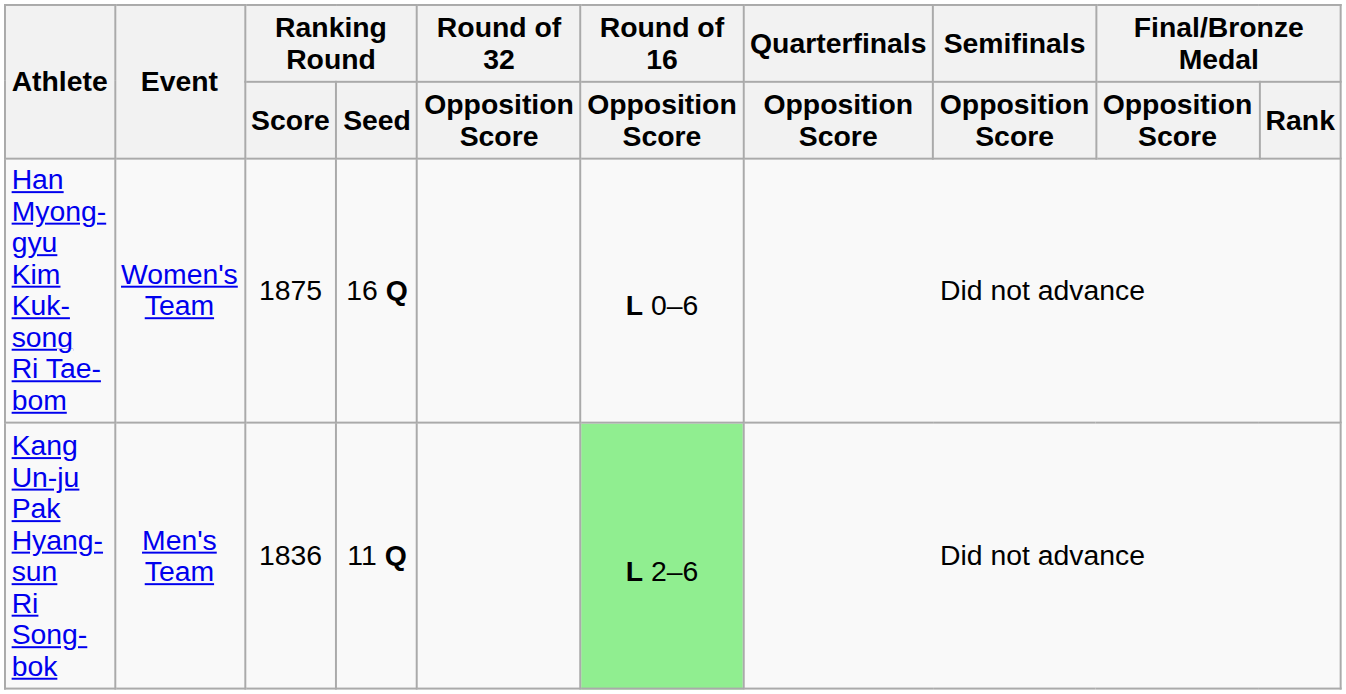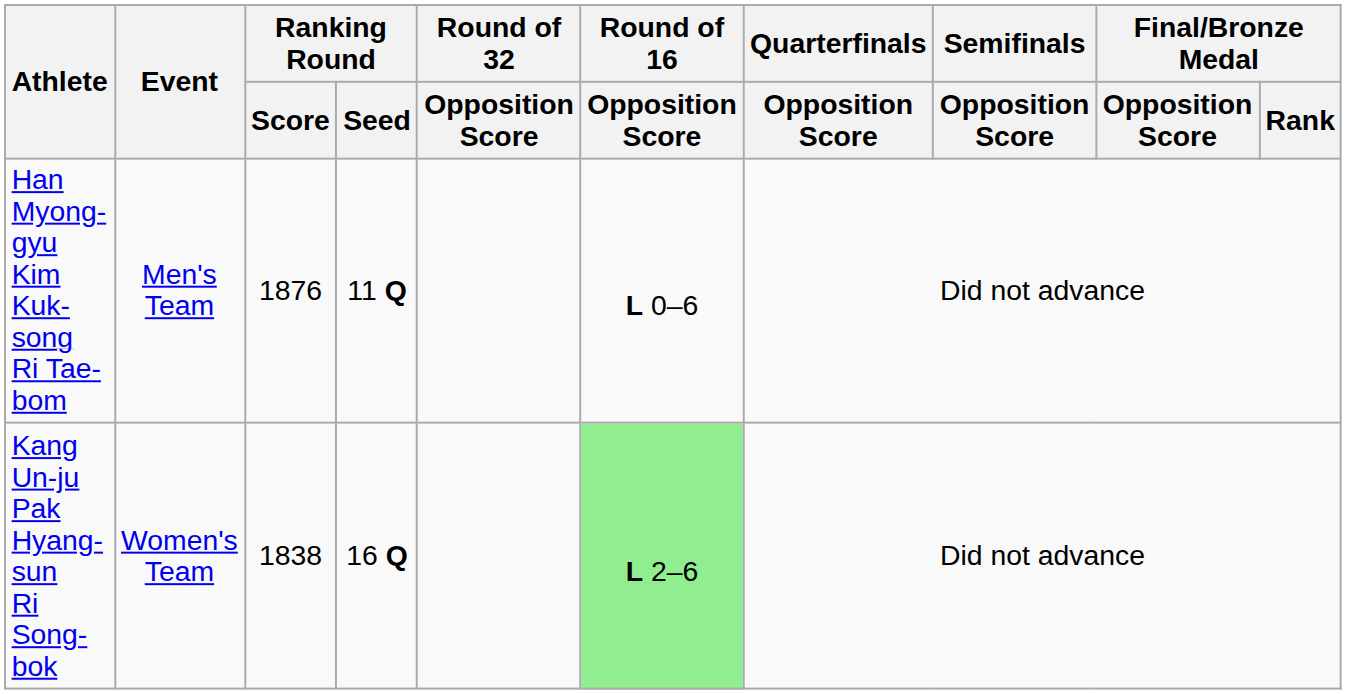(179, 291) Women's Team -> (179, 291) Men's Team
(290, 291) 1875 -> (290, 291) 1876
(377, 291) 16 Q -> (377, 291) 11 Q
(179, 556) Men's Team -> (179, 556) Women's Team
(290, 556) 1836 -> (290, 556) 1838
(377, 556) 11 Q -> (377, 556) 16 Q
